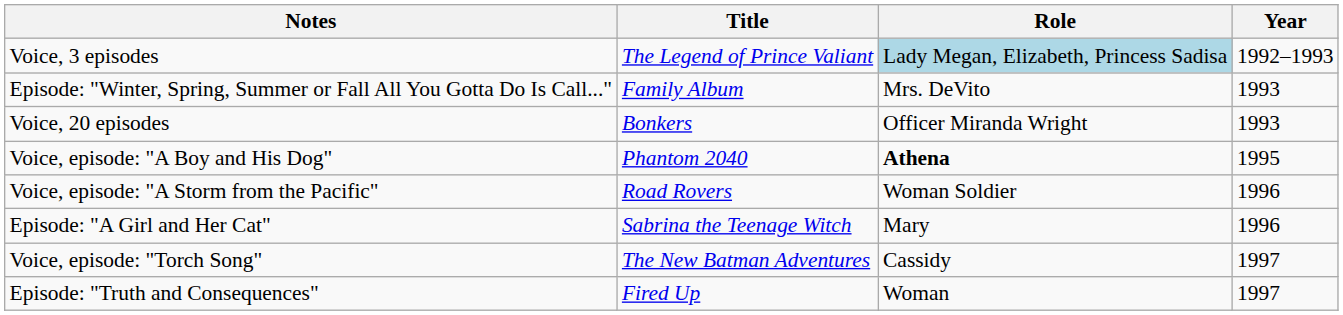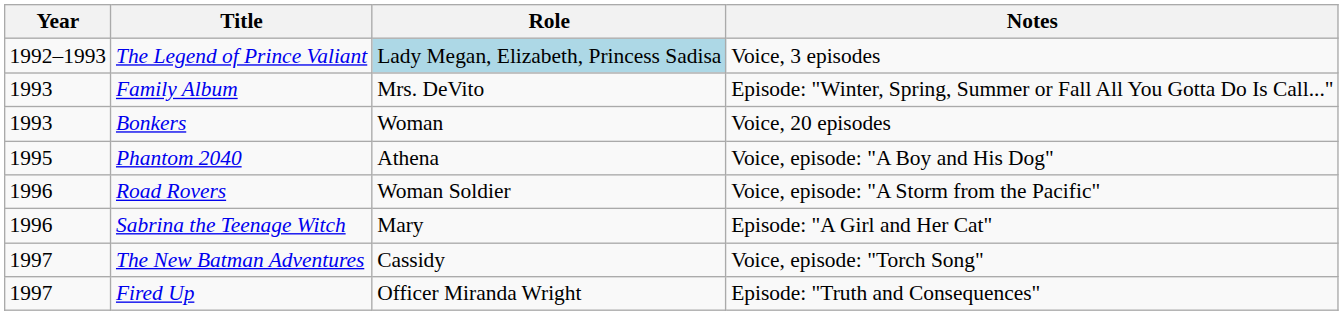columns swapped: (1285, 21) <-> (311, 21)
(985, 123) Officer Miranda Wright -> (410, 123) Woman
(916, 157) bold -> (408, 157) normal
(916, 293) Woman -> (479, 293) Officer Miranda Wright
